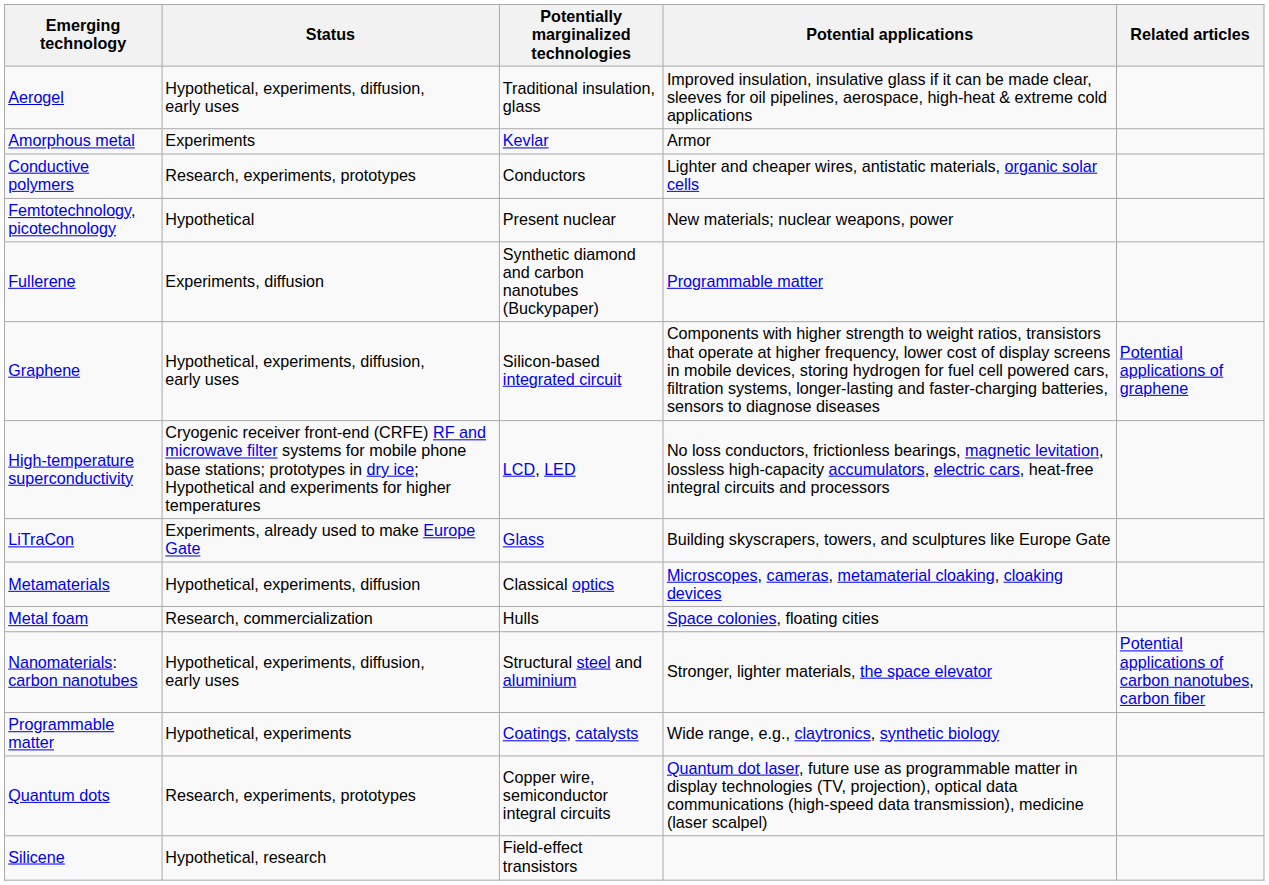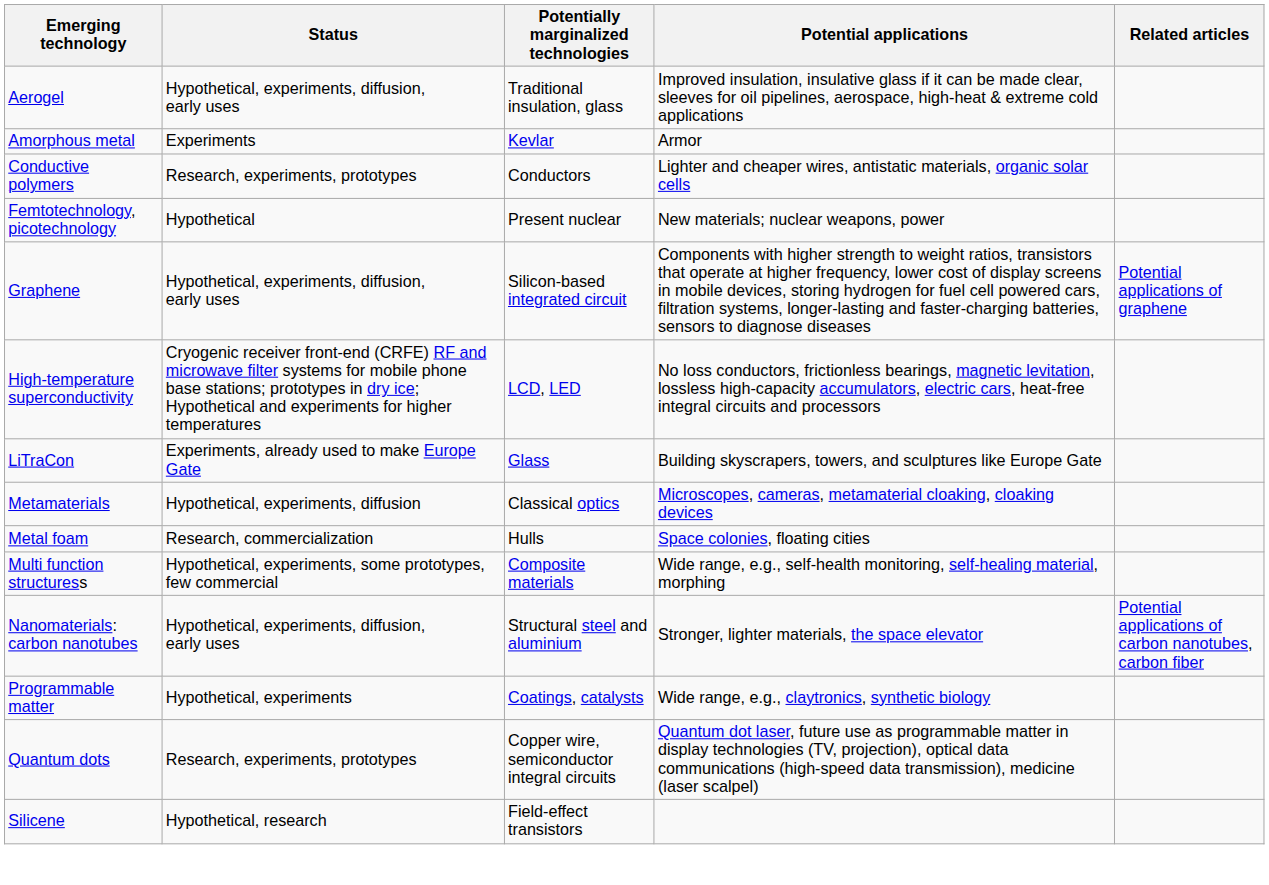- row: (42, 281)
+ row: (56, 573)
